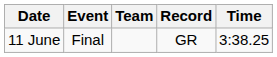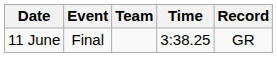columns swapped: (244, 16) <-> (186, 16)
